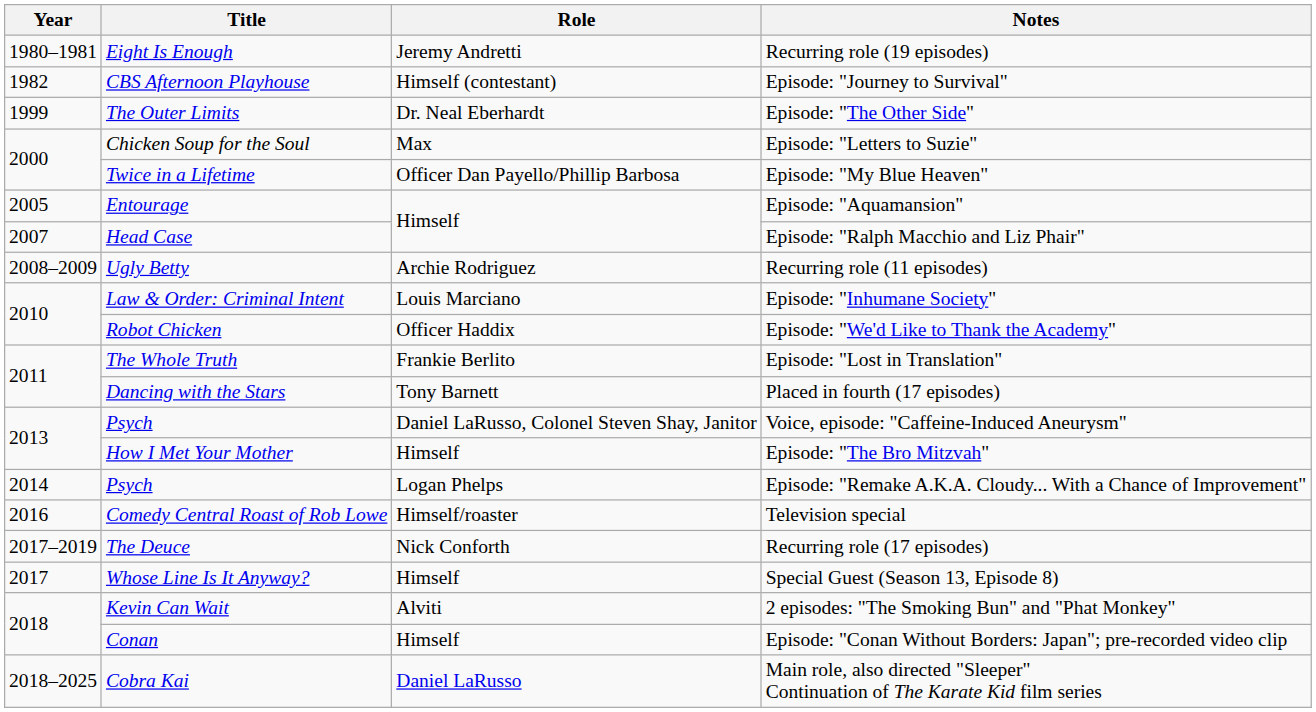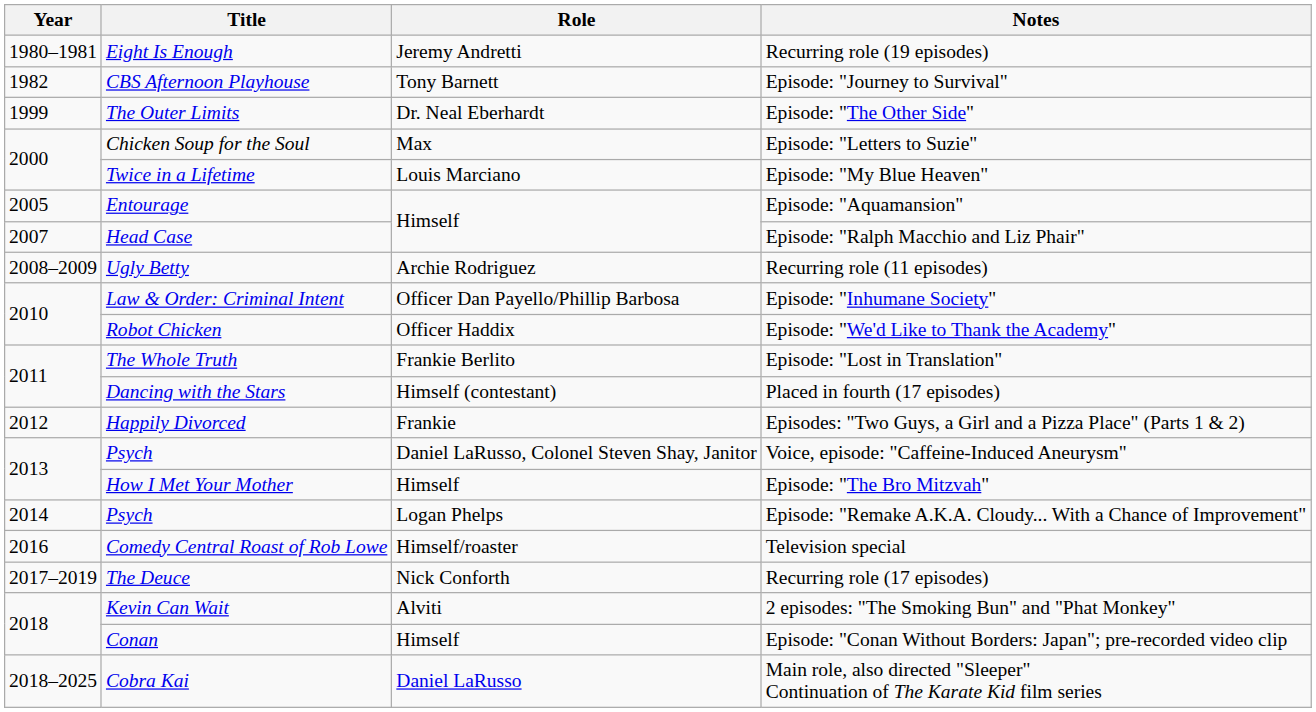(476, 81) Himself (contestant) -> (447, 81) Tony Barnett
(538, 174) Officer Dan Payello/Phillip Barbosa -> (458, 174) Louis Marciano
(458, 298) Louis Marciano -> (538, 298) Officer Dan Payello/Phillip Barbosa
(447, 391) Tony Barnett -> (476, 391) Himself (contestant)
+ row: (1005, 422)
- row: (912, 577)
